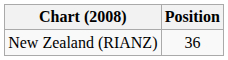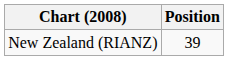(192, 42) 36 -> (192, 42) 39
